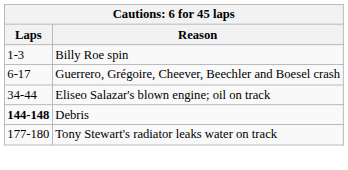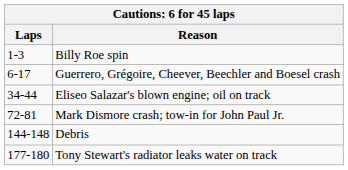+ row: (170, 114)
(28, 114) bold -> (28, 134) normal
